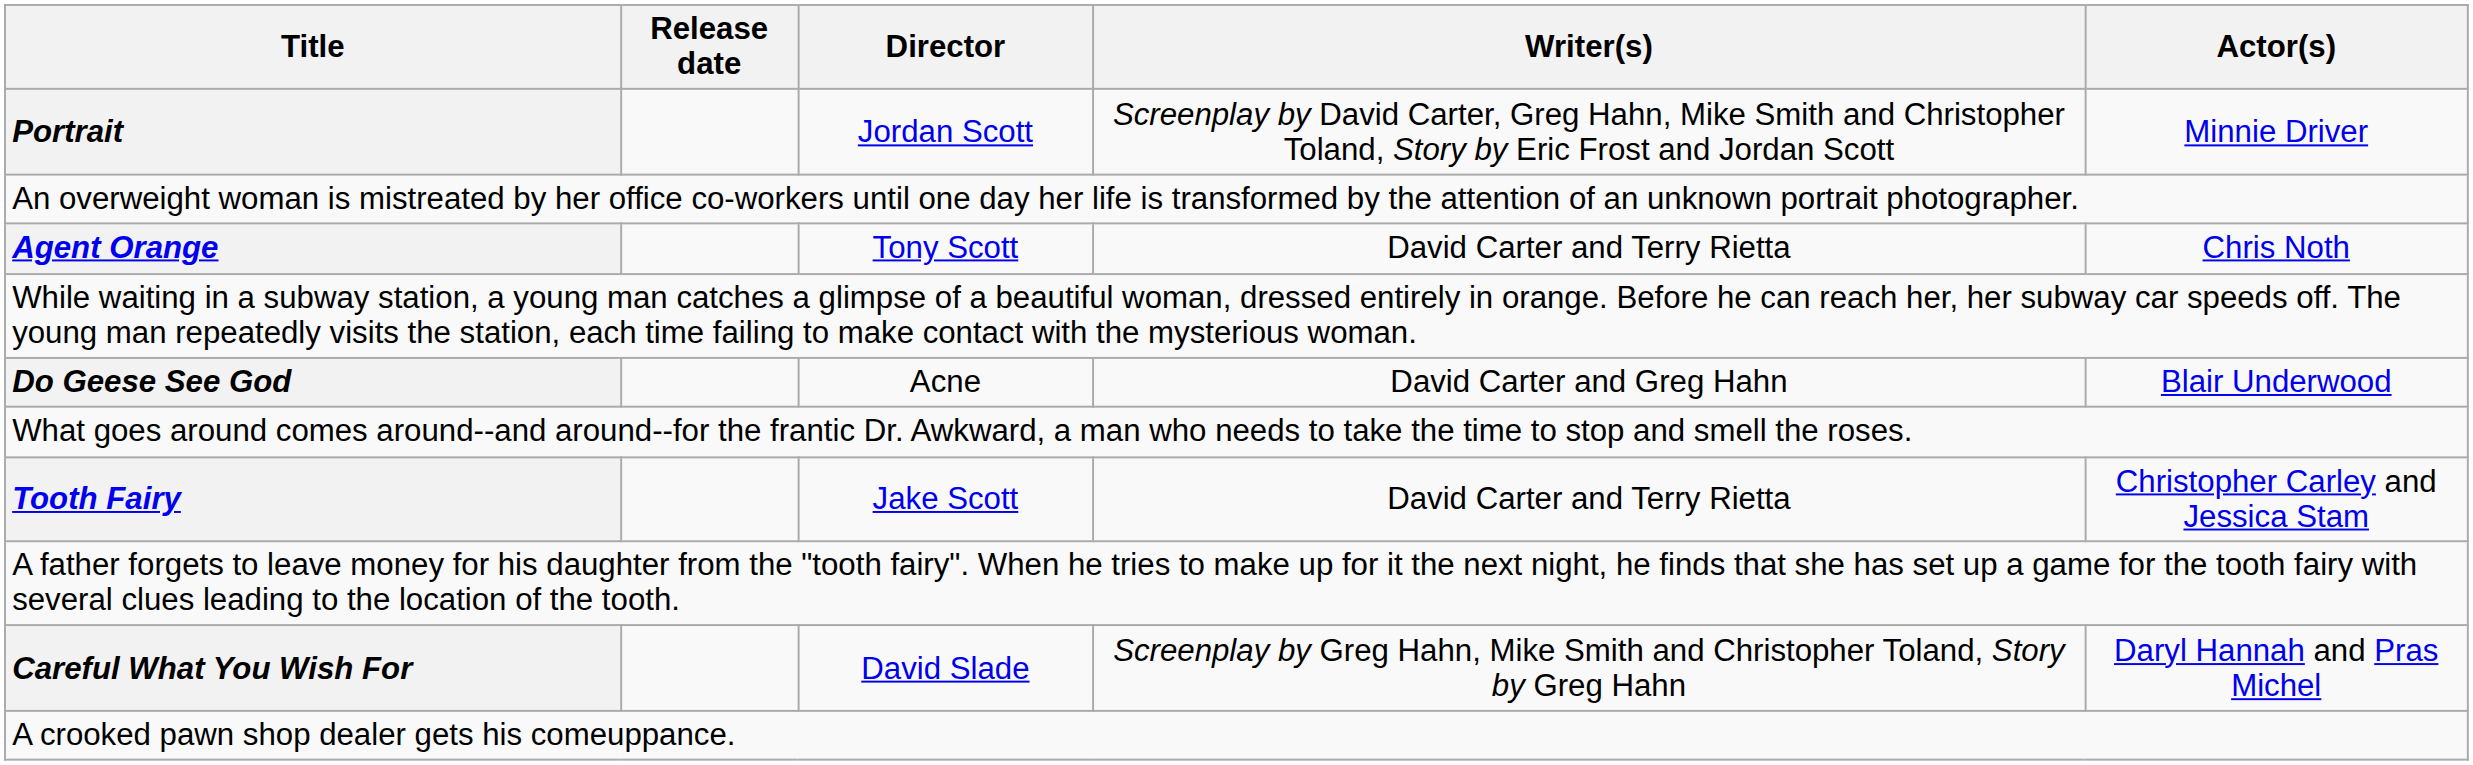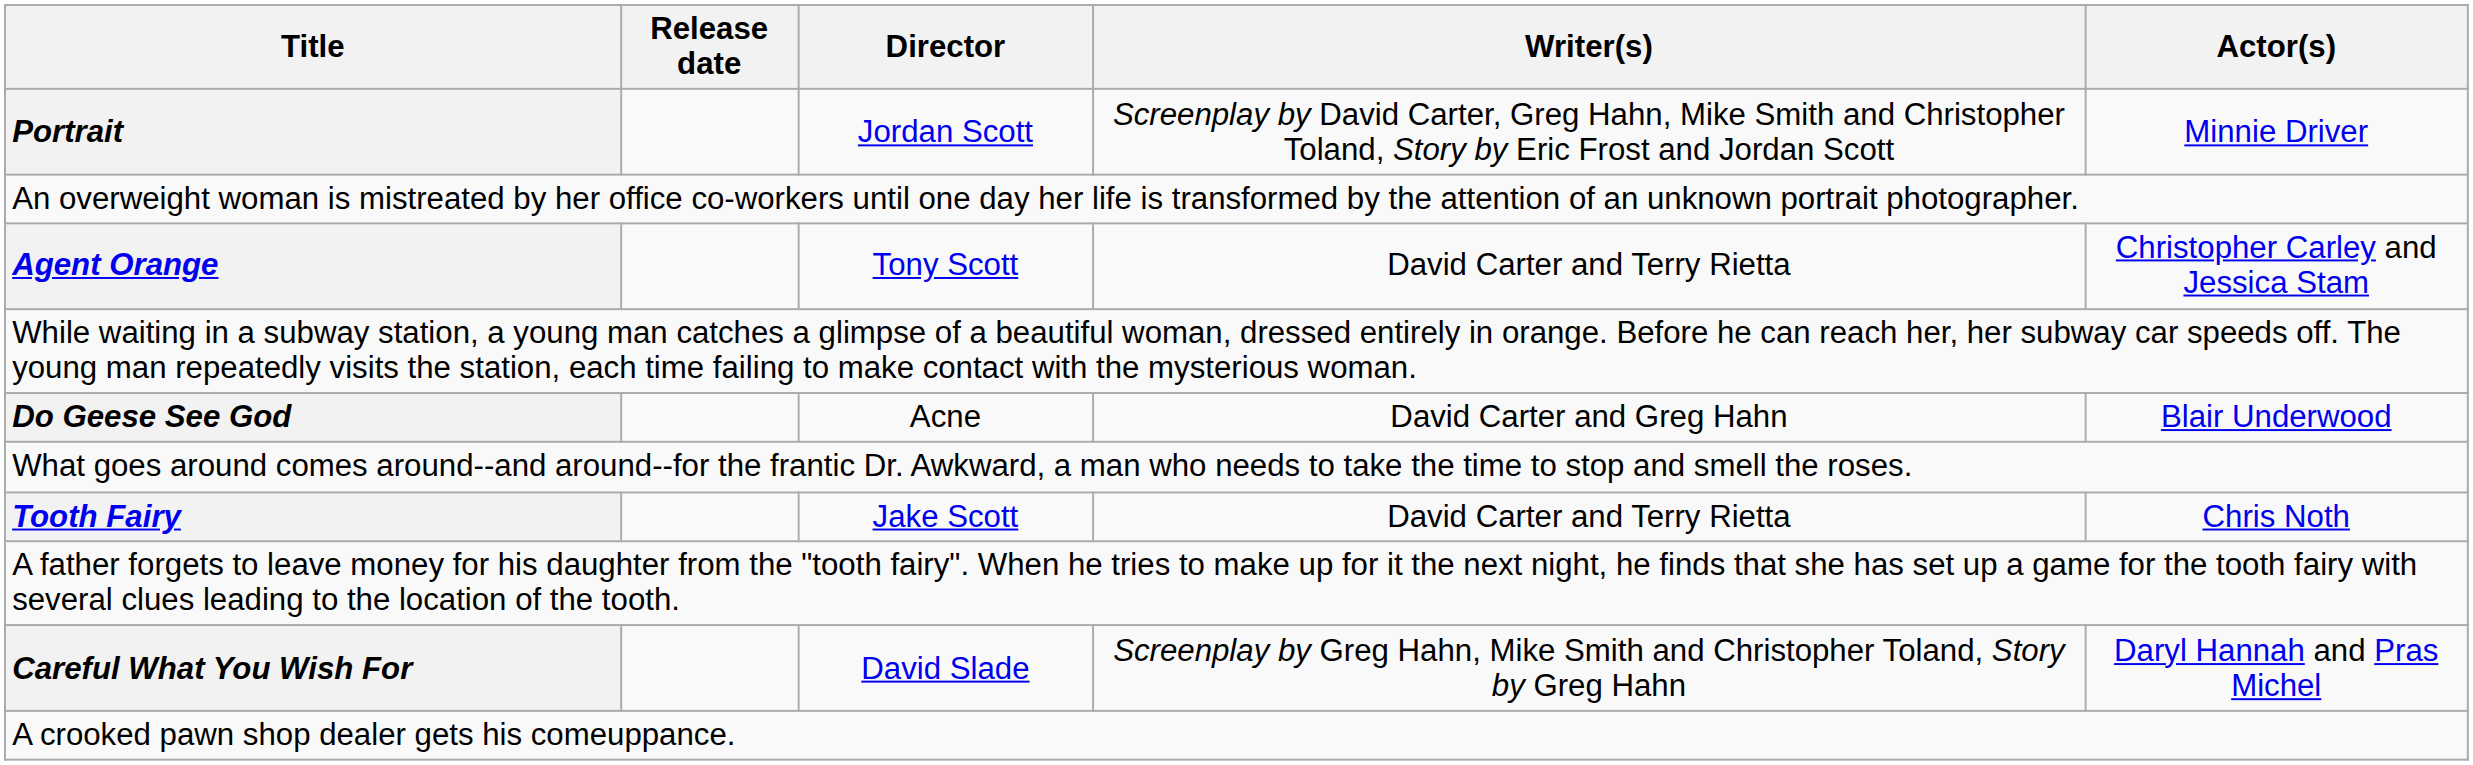(2276, 247) Chris Noth -> (2276, 265) Christopher Carley and Jessica Stam
(2276, 498) Christopher Carley and Jessica Stam -> (2276, 516) Chris Noth
